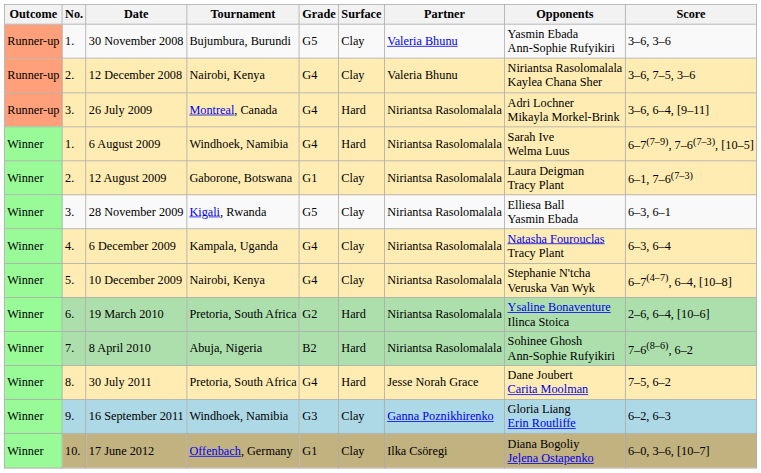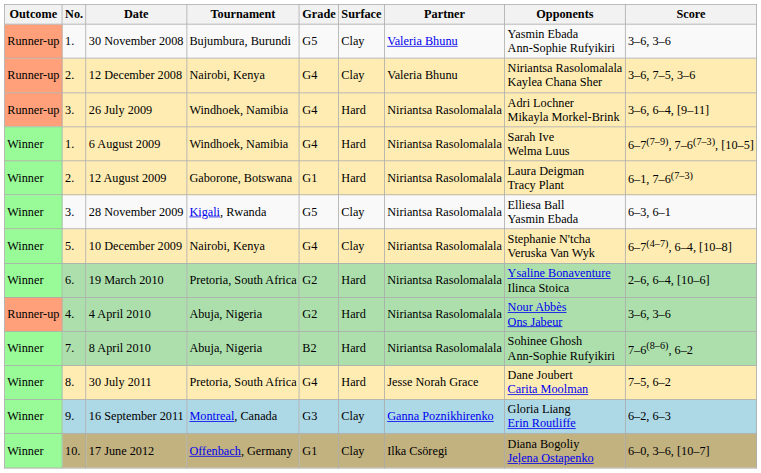(233, 109) Montreal, Canada -> (239, 109) Windhoek, Namibia
(353, 177) Clay -> (354, 177) Hard
- row: (132, 245)
+ row: (120, 313)
(239, 416) Windhoek, Namibia -> (233, 416) Montreal, Canada
